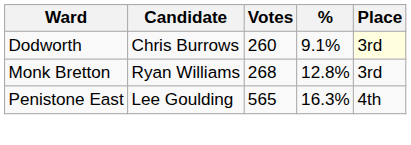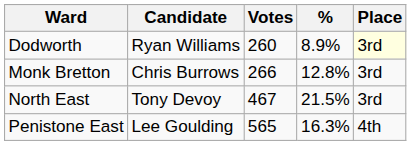(185, 45) Chris Burrows -> (186, 45) Ryan Williams
(321, 45) 9.1% -> (321, 45) 8.9%
(186, 72) Ryan Williams -> (185, 72) Chris Burrows
(262, 72) 268 -> (262, 72) 266
+ row: (49, 99)
